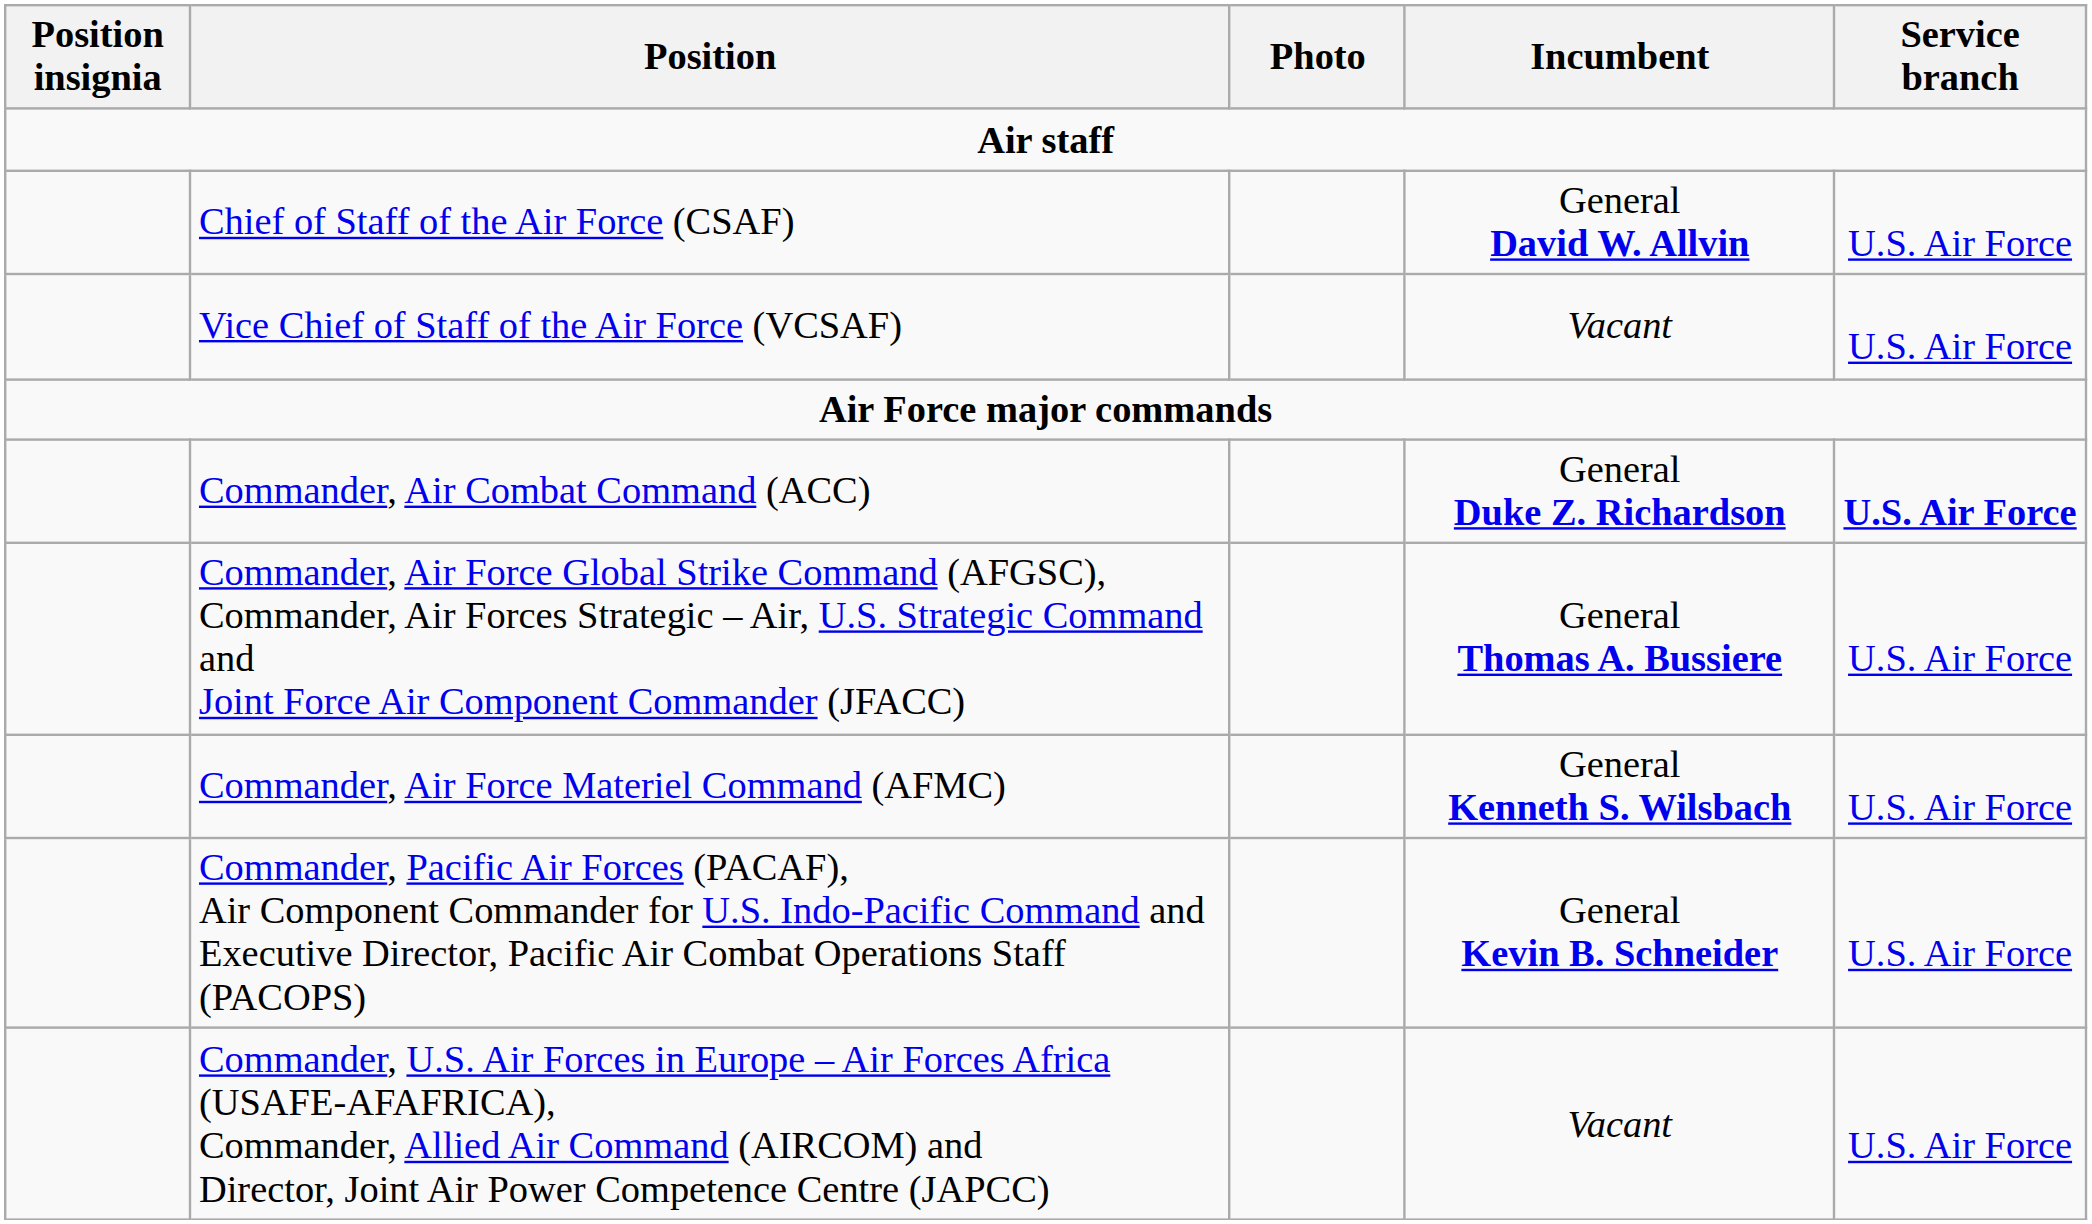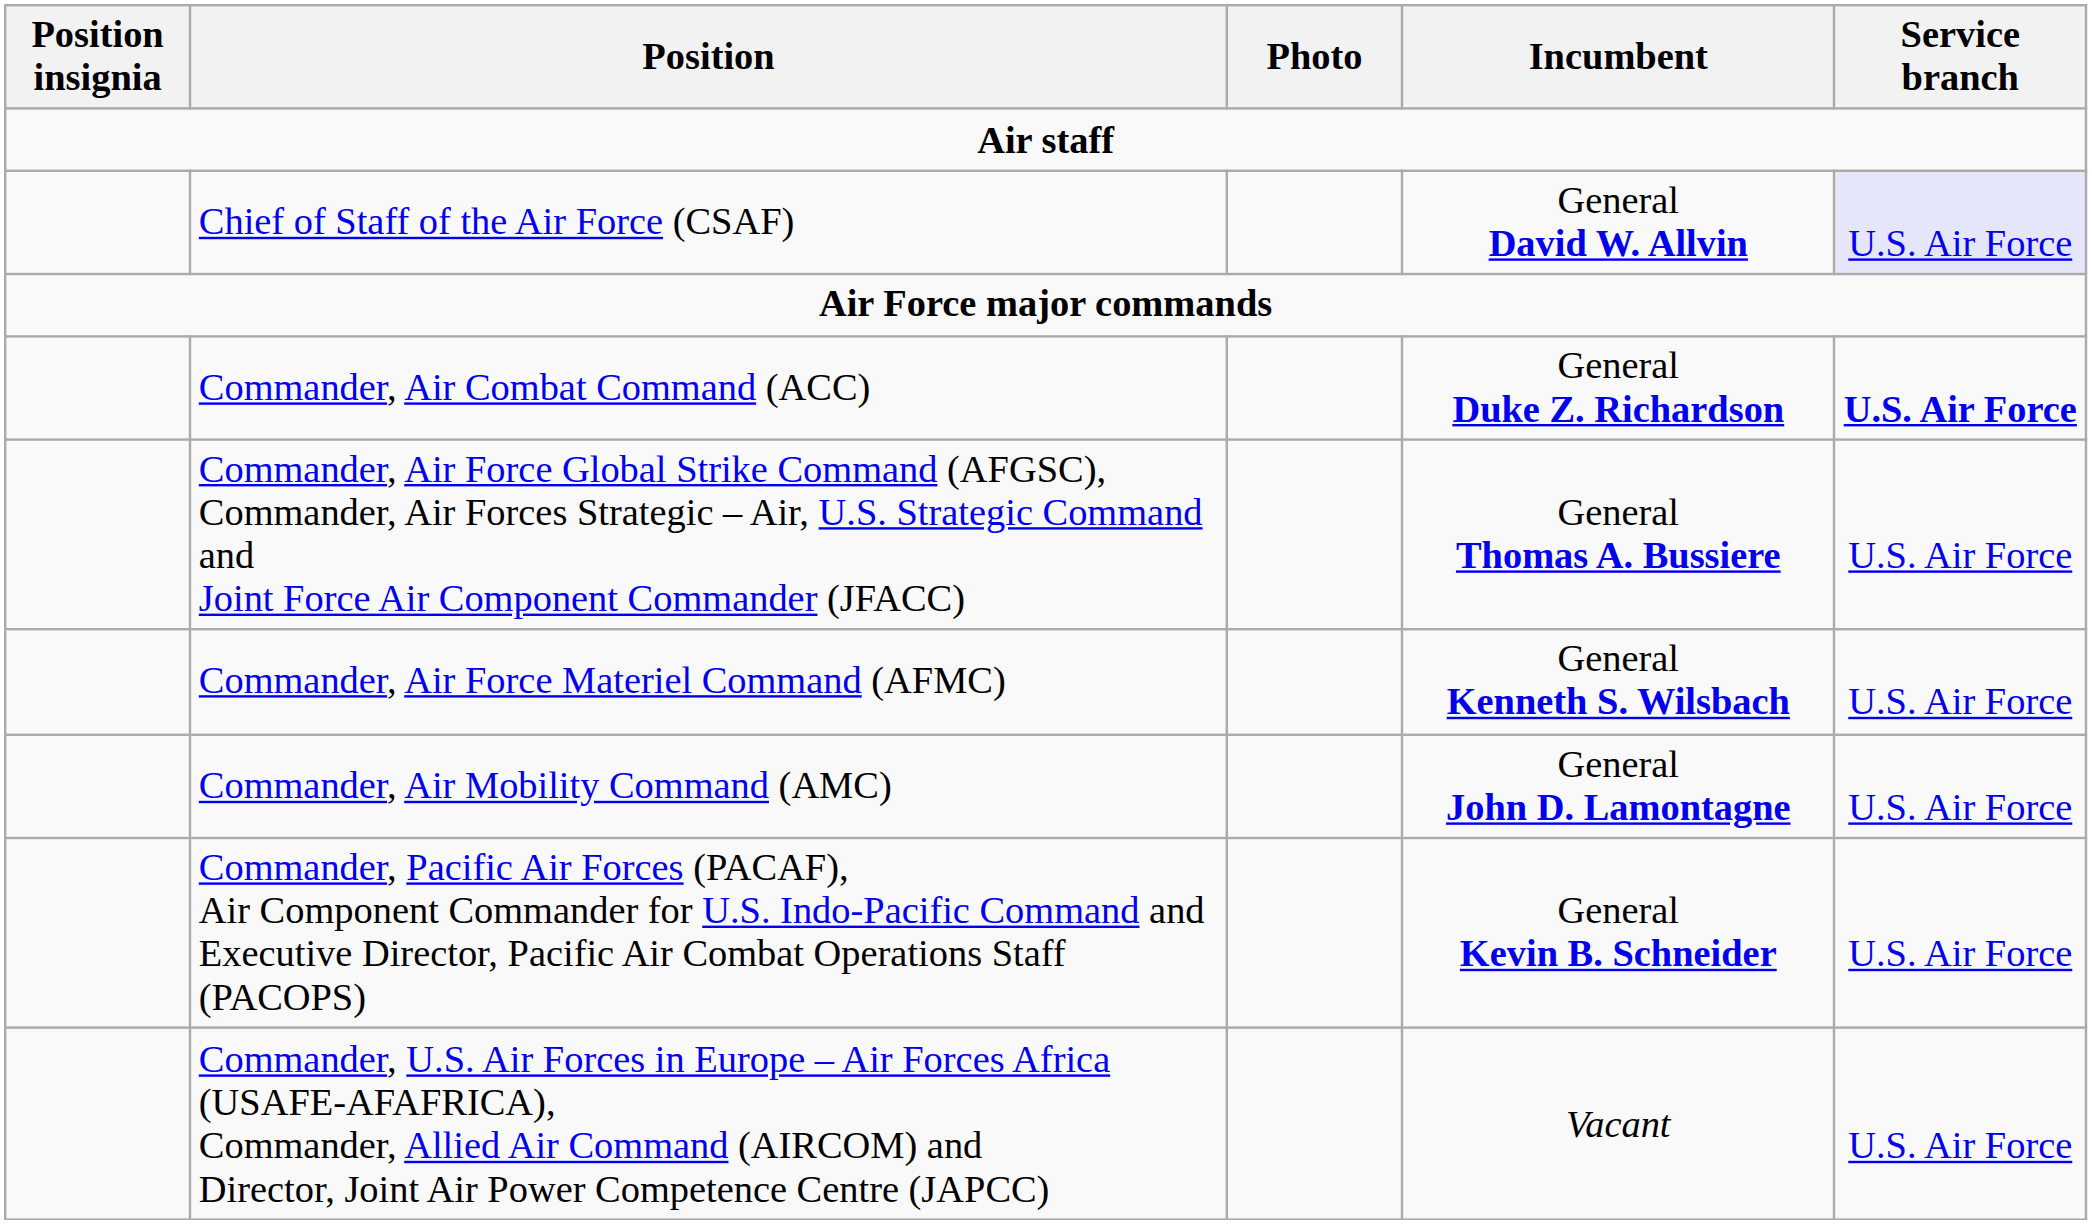(1960, 243) no background -> (1960, 243) lavender background
- row: (550, 325)
+ row: (545, 785)
